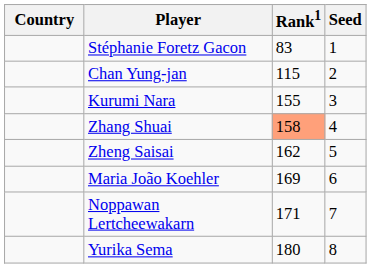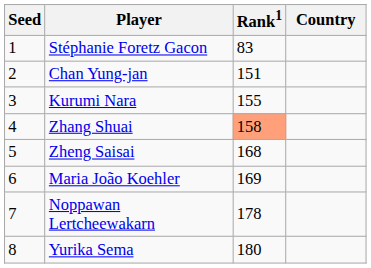columns swapped: (44, 19) <-> (345, 19)
(288, 74) 115 -> (249, 74) 151
(288, 152) 162 -> (249, 152) 168
(288, 214) 171 -> (249, 214) 178
